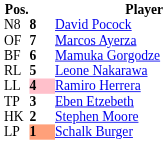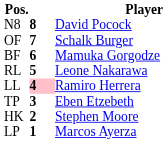(96, 40) Marcos Ayerza -> (94, 40) Schalk Burger
(33, 132) lightsalmon background -> (33, 132) no background
(94, 132) Schalk Burger -> (96, 132) Marcos Ayerza
